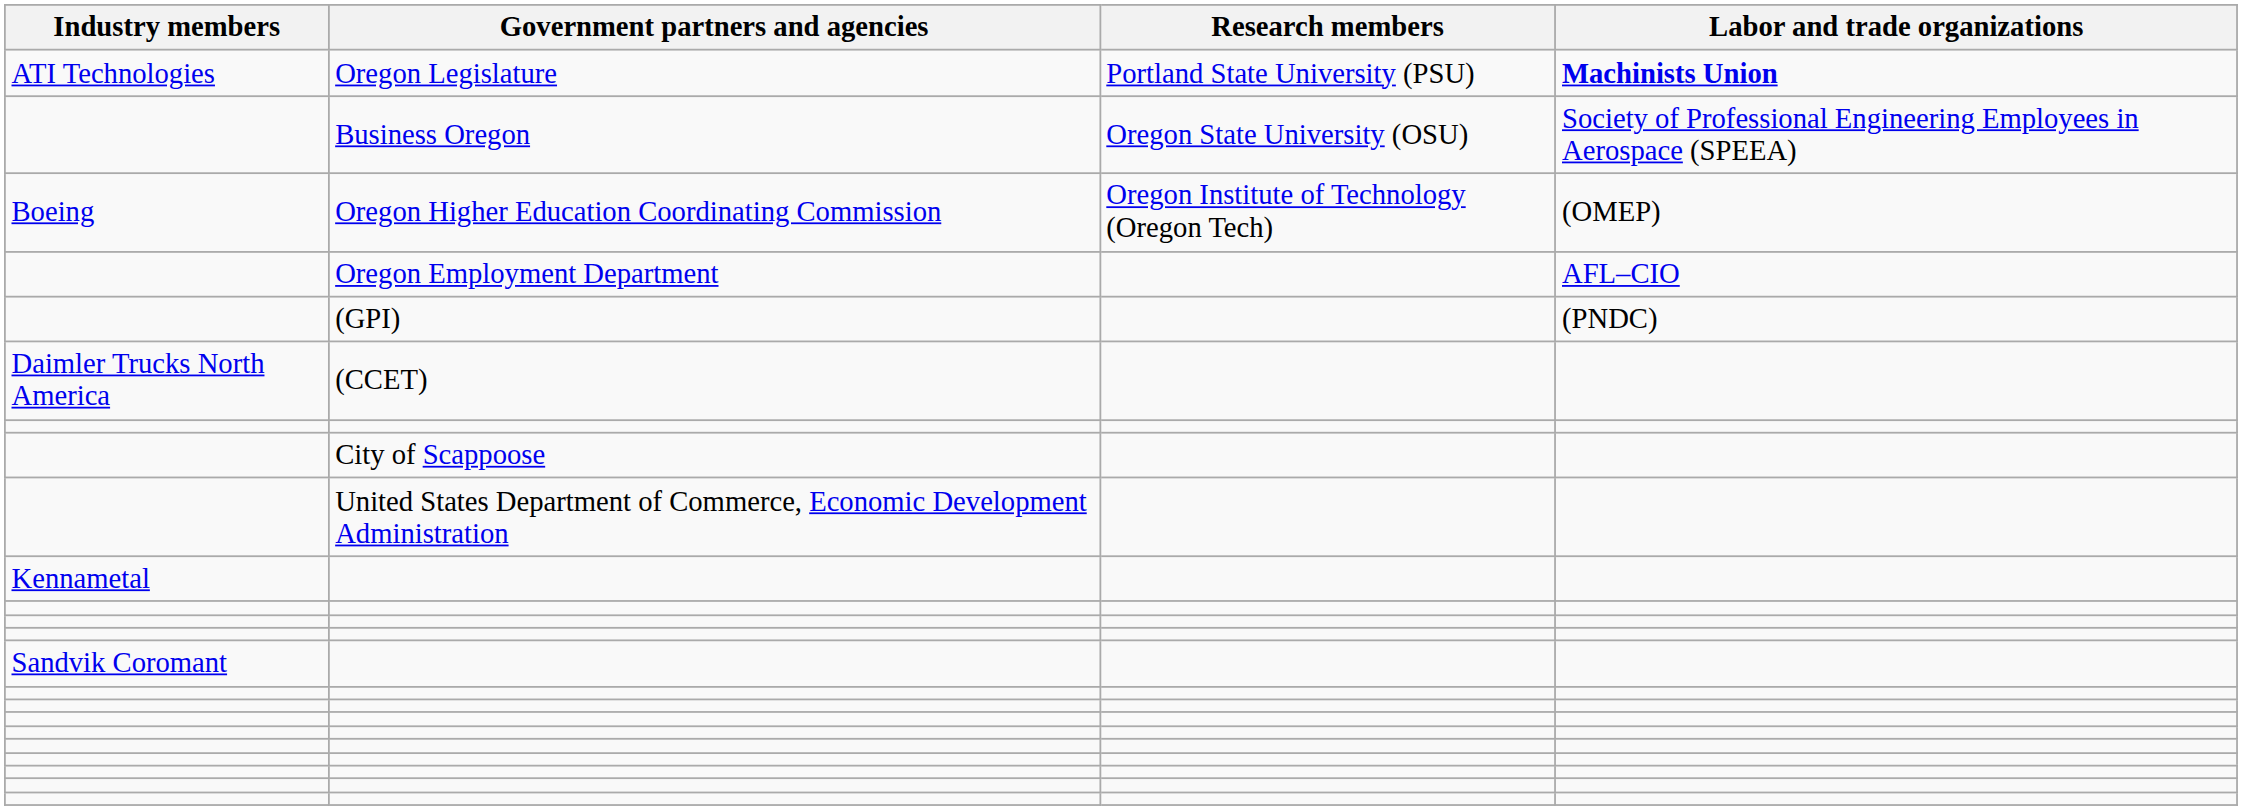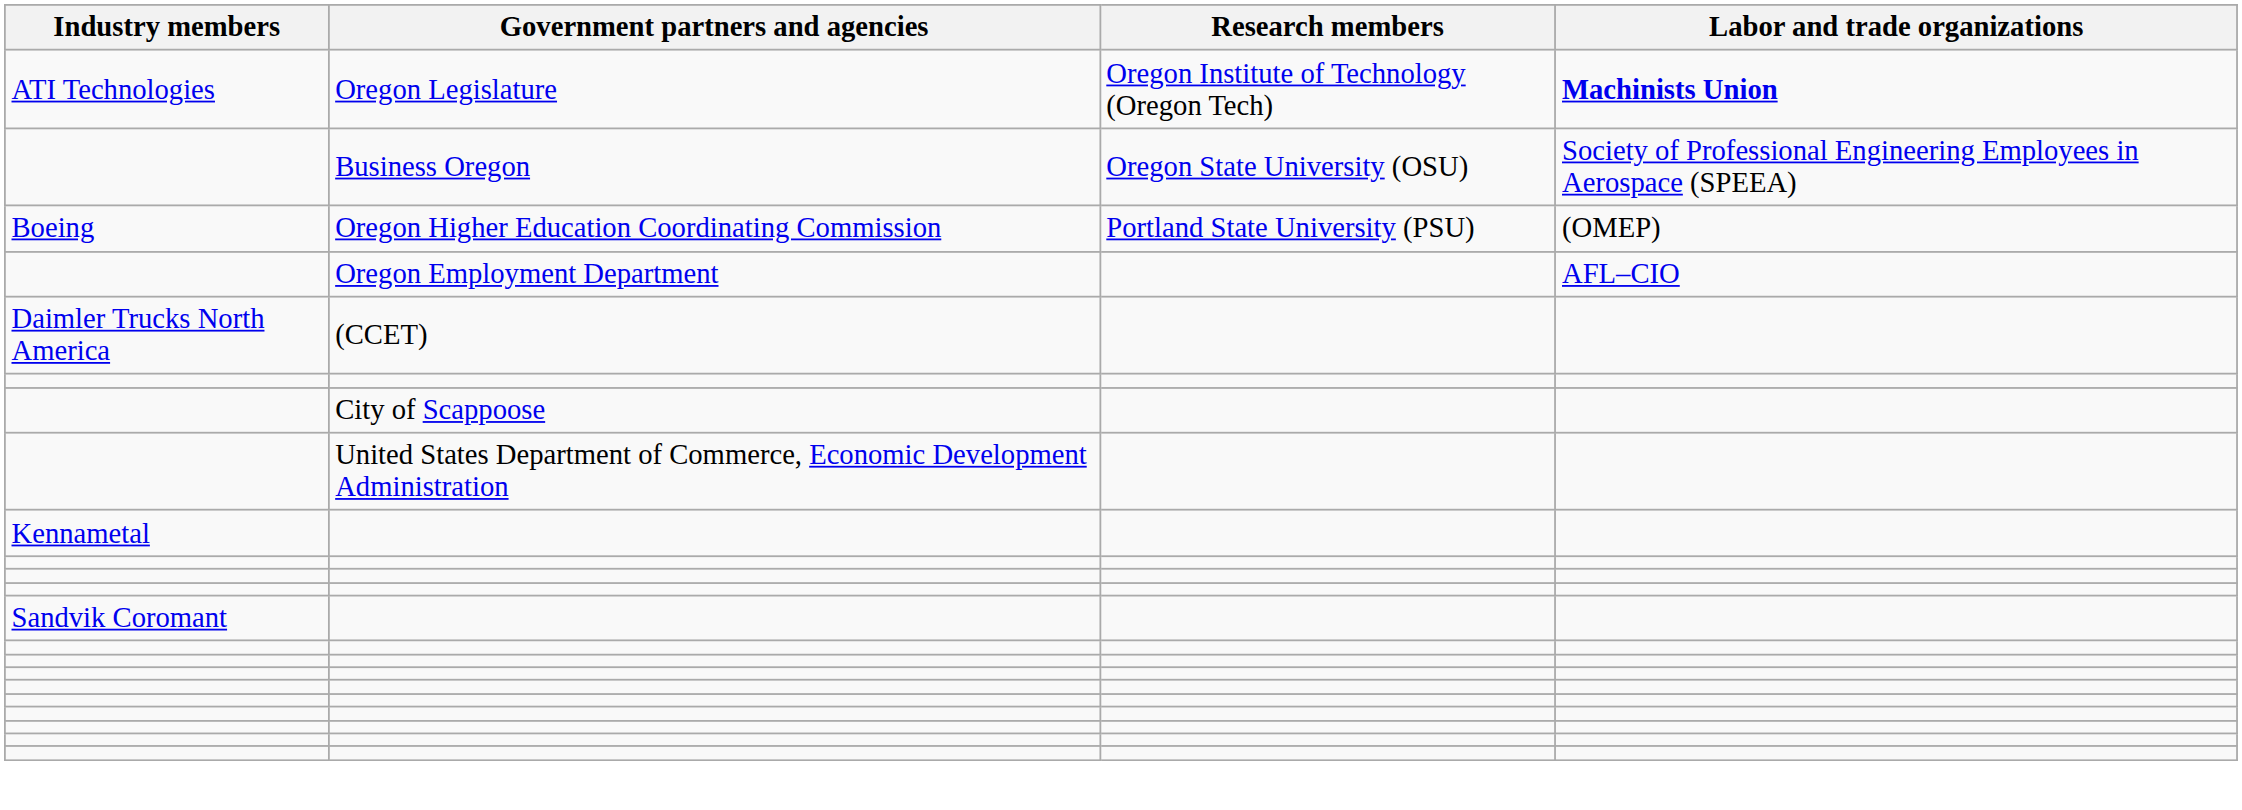(1290, 72) Portland State University (PSU) -> (1286, 88) Oregon Institute of Technology (Oregon Tech)
(1286, 211) Oregon Institute of Technology (Oregon Tech) -> (1290, 227) Portland State University (PSU)
- row: (167, 319)
